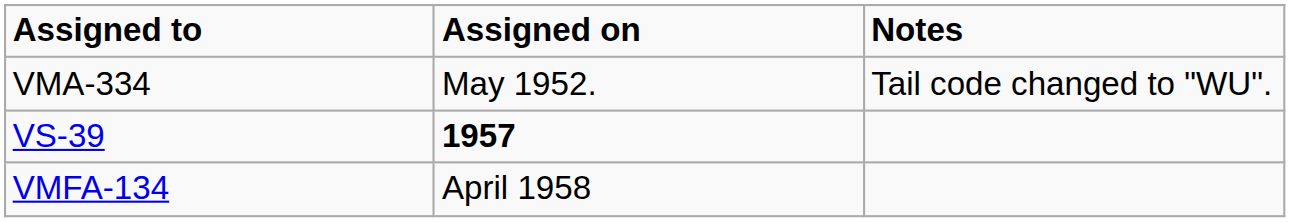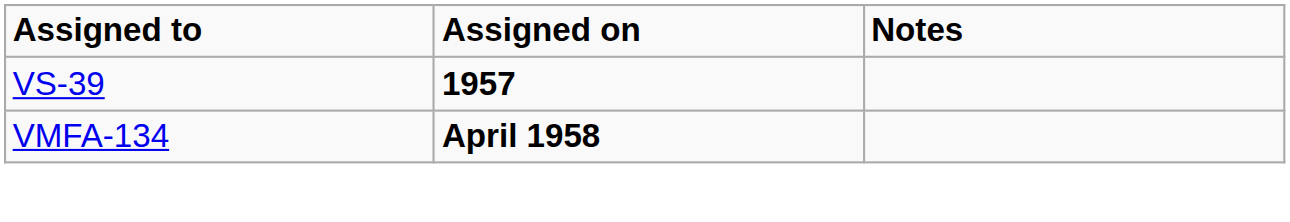- row: (82, 83)
(517, 188) normal -> (521, 135) bold
